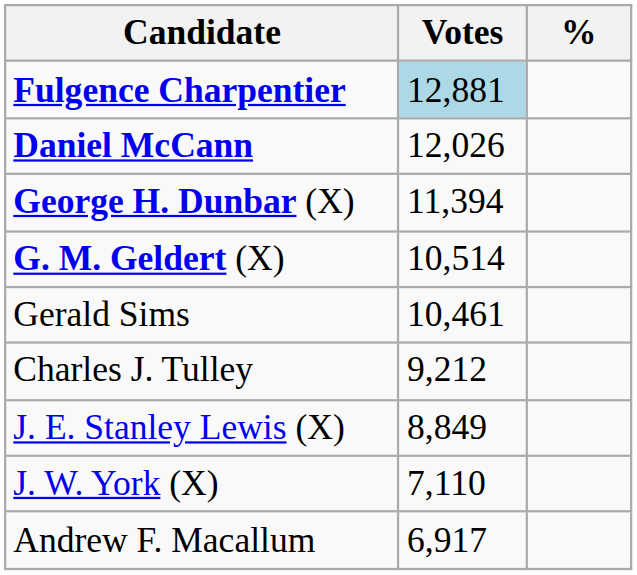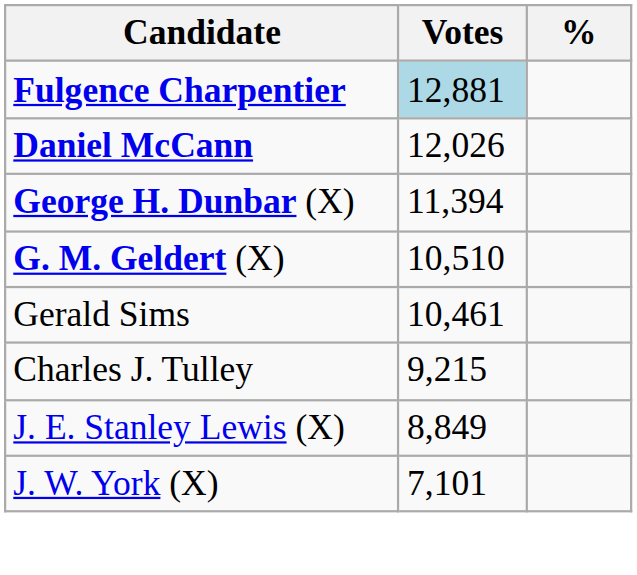(456, 257) 10,514 -> (456, 257) 10,510
(447, 370) 9,212 -> (447, 370) 9,215
(446, 483) 7,110 -> (447, 483) 7,101
- row: (164, 539)
